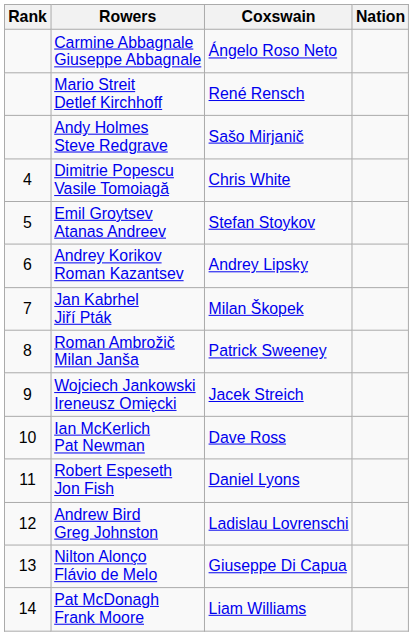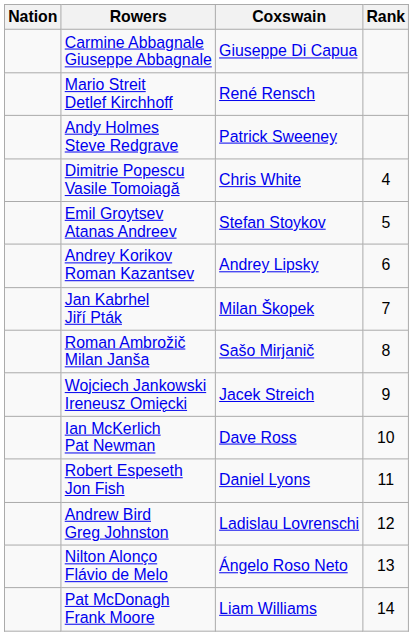columns swapped: (28, 17) <-> (381, 17)
(273, 51) Ángelo Roso Neto -> (288, 51) Giuseppe Di Capua
(256, 136) Sašo Mirjanič -> (278, 136) Patrick Sweeney
(268, 351) Patrick Sweeney -> (267, 351) Sašo Mirjanič
(278, 566) Giuseppe Di Capua -> (283, 566) Ángelo Roso Neto
